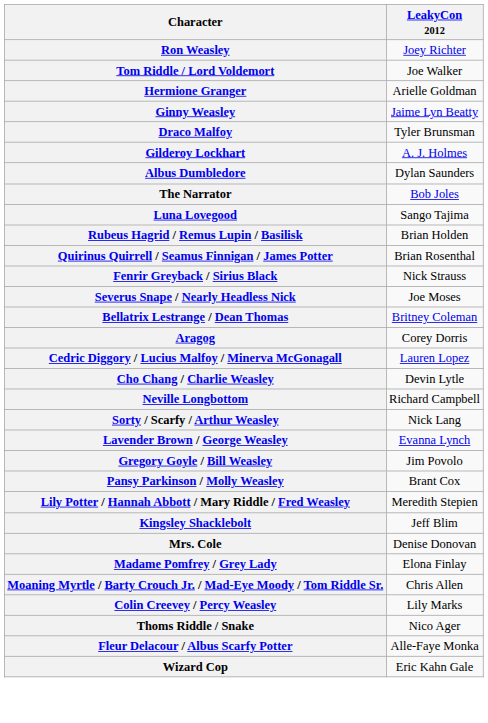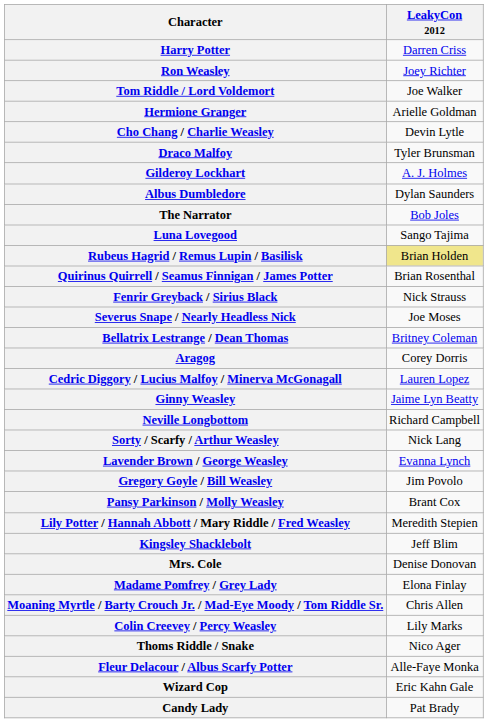+ row: (195, 50)
rows swapped: (195, 111) <-> (195, 379)
(435, 235) no background -> (435, 255) khaki background
+ row: (195, 707)
